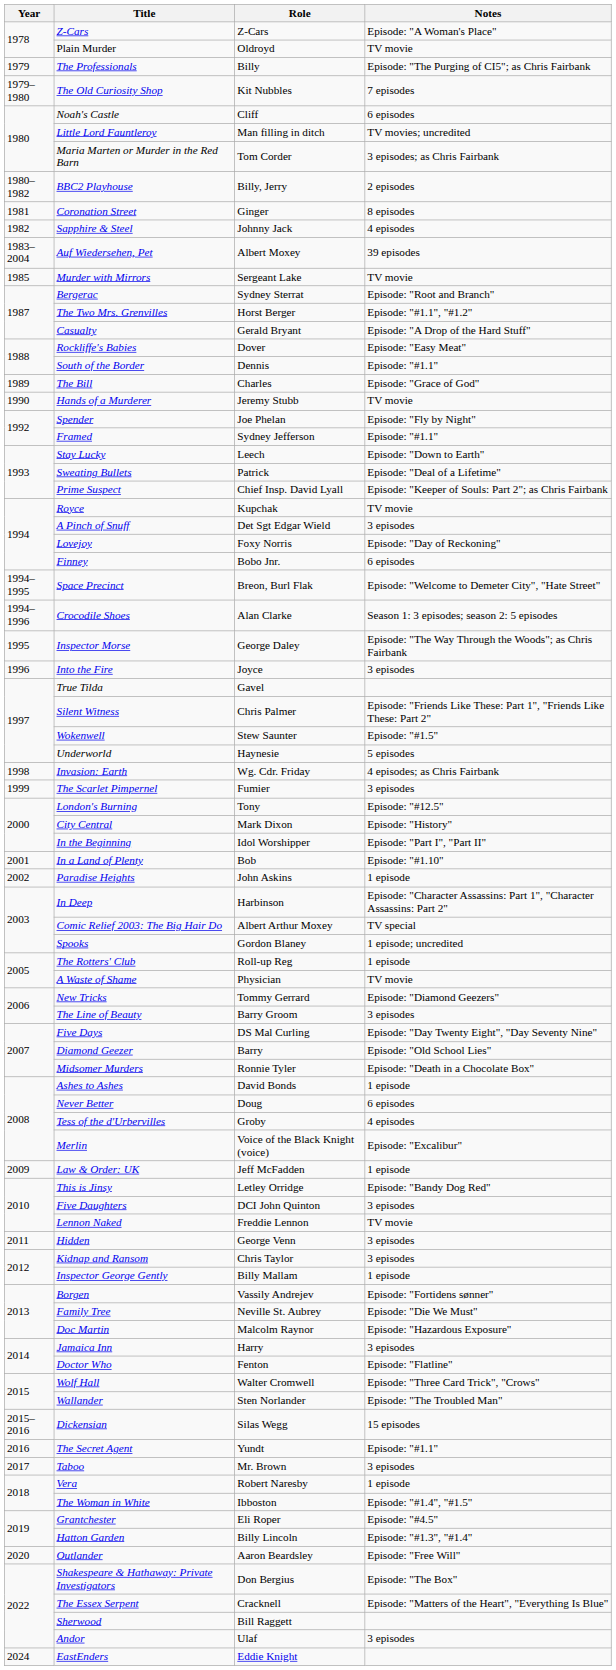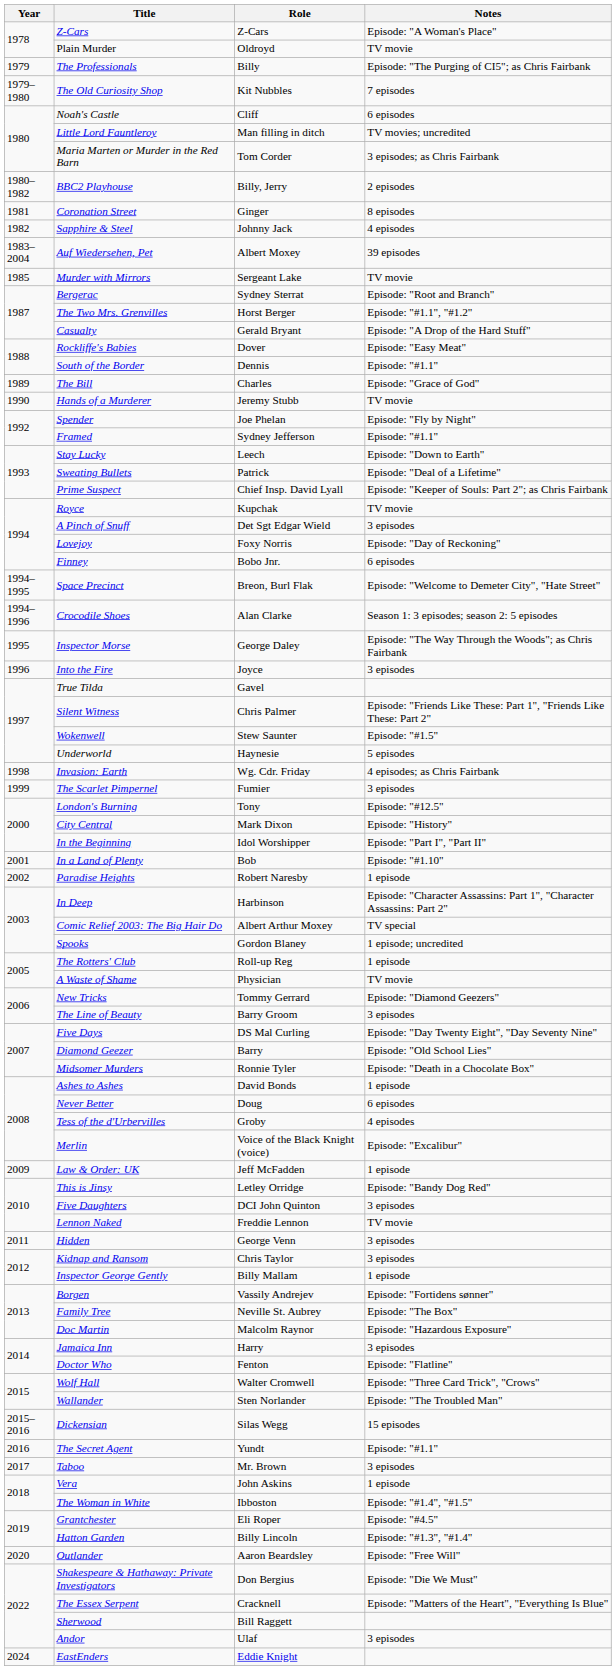(265, 877) John Askins -> (273, 877) Robert Naresby
(423, 1311) Episode: "Die We Must" -> (412, 1311) Episode: "The Box"
(273, 1484) Robert Naresby -> (265, 1484) John Askins
(412, 1579) Episode: "The Box" -> (423, 1579) Episode: "Die We Must"
